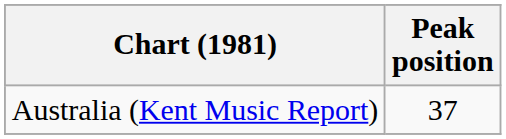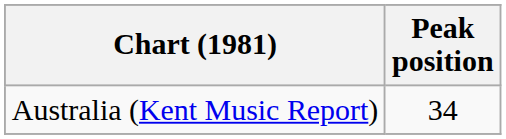(443, 109) 37 -> (443, 109) 34
